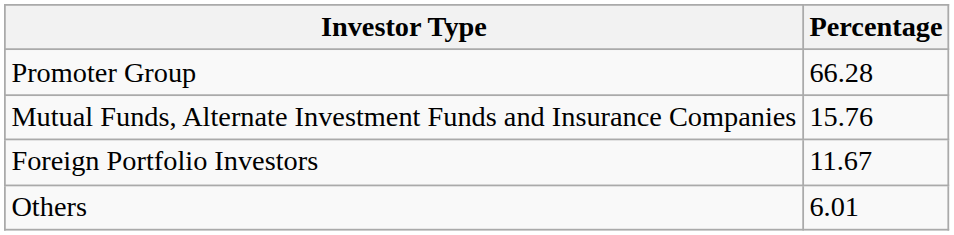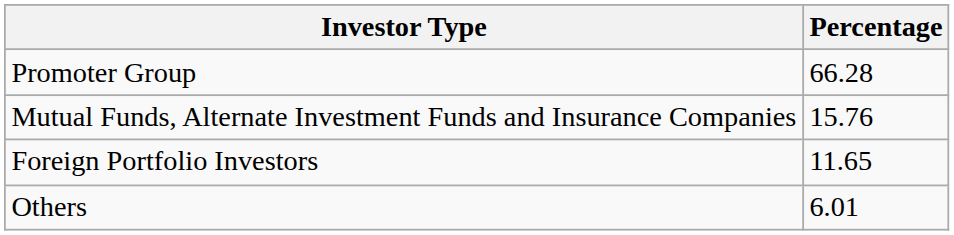(841, 161) 11.67 -> (841, 161) 11.65
